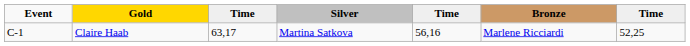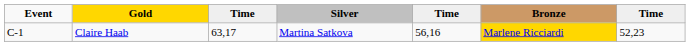(523, 32) no background -> (523, 32) gold background
(632, 32) 52,25 -> (632, 32) 52,23
